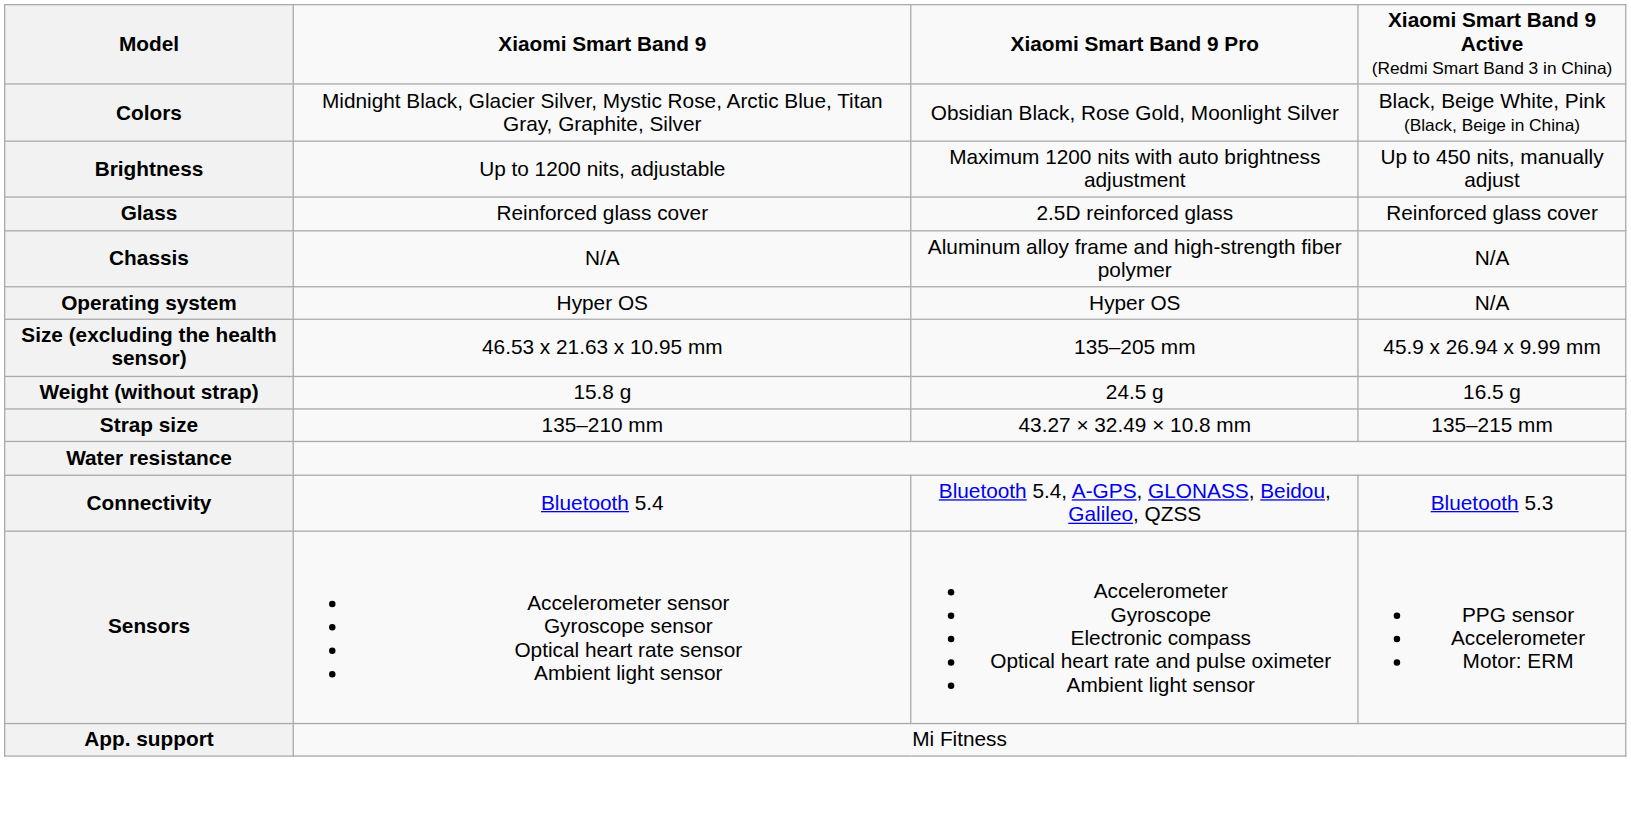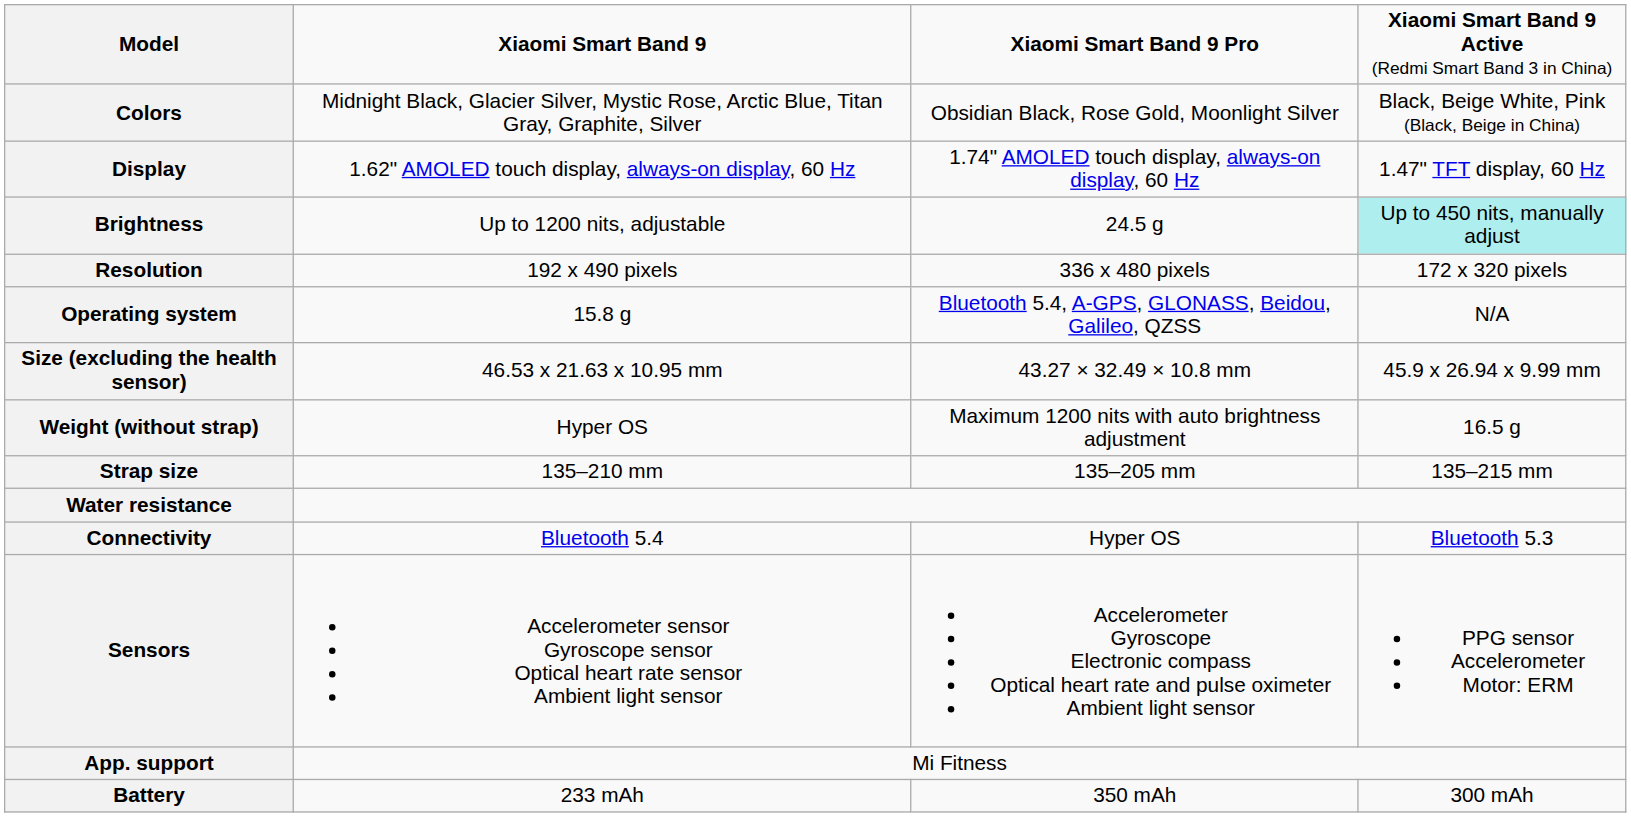+ row: (149, 168)
(1135, 168) Maximum 1200 nits with auto brightness adjustment -> (1135, 225) 24.5 g
(1492, 168) no background -> (1492, 225) paleturquoise background
+ row: (149, 269)
- row: (149, 213)
- row: (149, 258)
(602, 302) Hyper OS -> (602, 314) 15.8 g
(1135, 302) Hyper OS -> (1135, 314) Bluetooth 5.4, A-GPS, GLONASS, Beidou, Galileo, QZSS
(1135, 347) 135–205 mm -> (1135, 371) 43.27 × 32.49 × 10.8 mm
(602, 392) 15.8 g -> (602, 427) Hyper OS
(1135, 392) 24.5 g -> (1135, 427) Maximum 1200 nits with auto brightness adjustment
(1135, 425) 43.27 × 32.49 × 10.8 mm -> (1135, 472) 135–205 mm
(1135, 502) Bluetooth 5.4, A-GPS, GLONASS, Beidou, Galileo, QZSS -> (1135, 538) Hyper OS
+ row: (149, 795)
